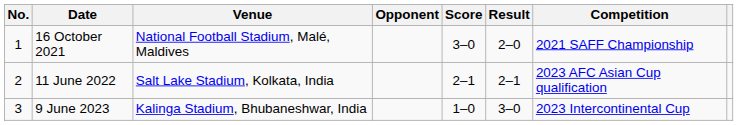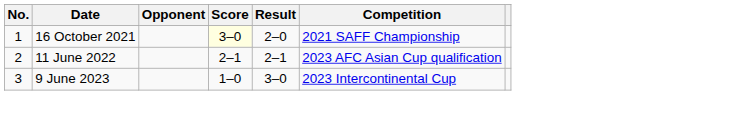- column: (253, 15)
(464, 44) no background -> (230, 36) lightyellow background
